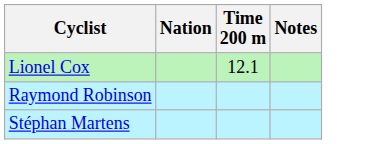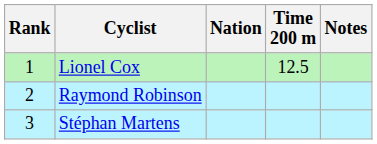+ column: (30, 28)
(243, 67) 12.1 -> (293, 67) 12.5
